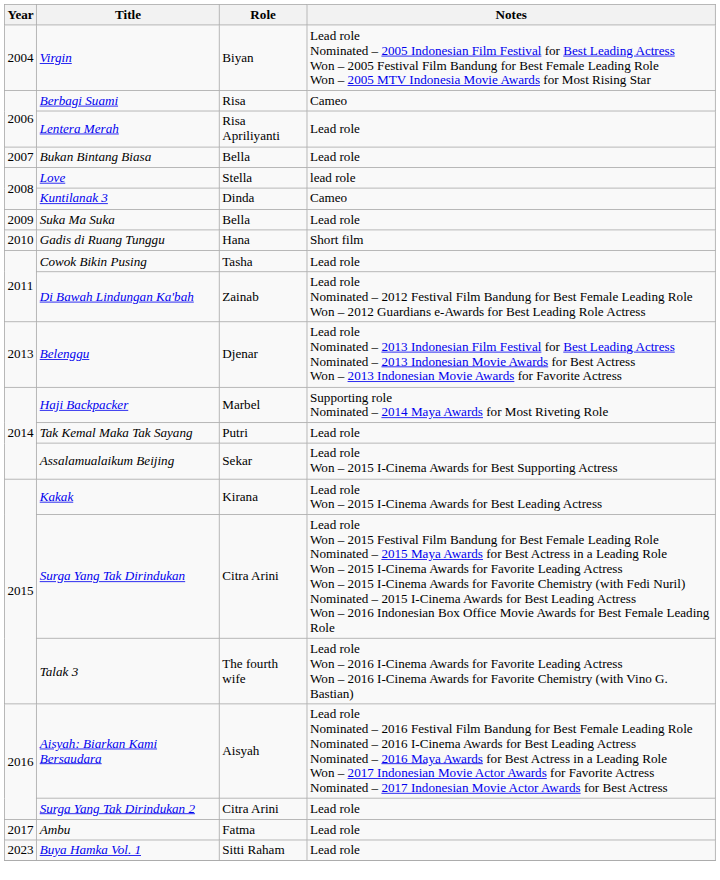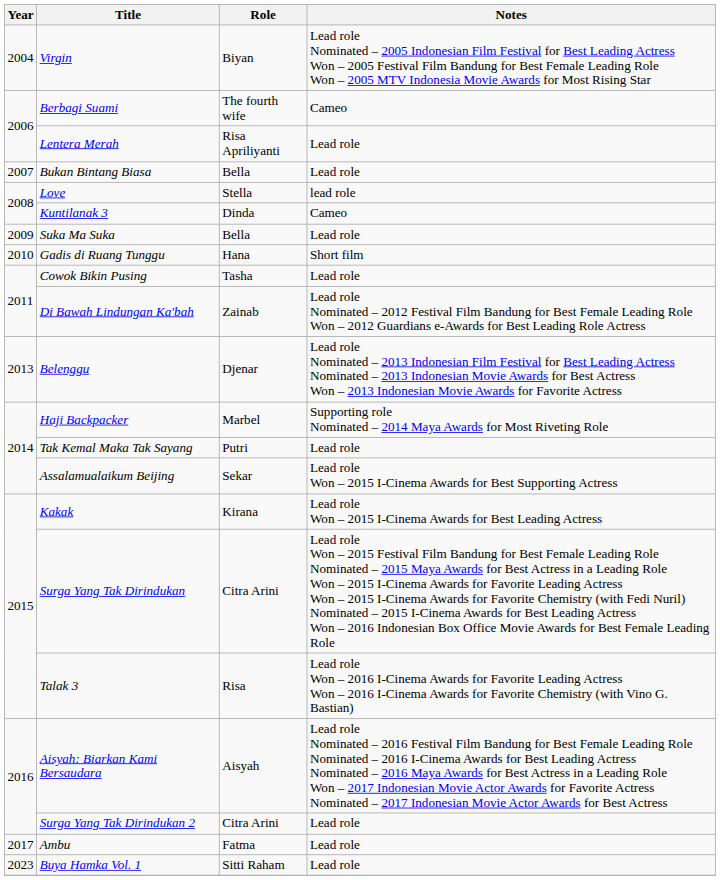(234, 100) Risa -> (250, 108) The fourth wife
(250, 671) The fourth wife -> (234, 685) Risa
